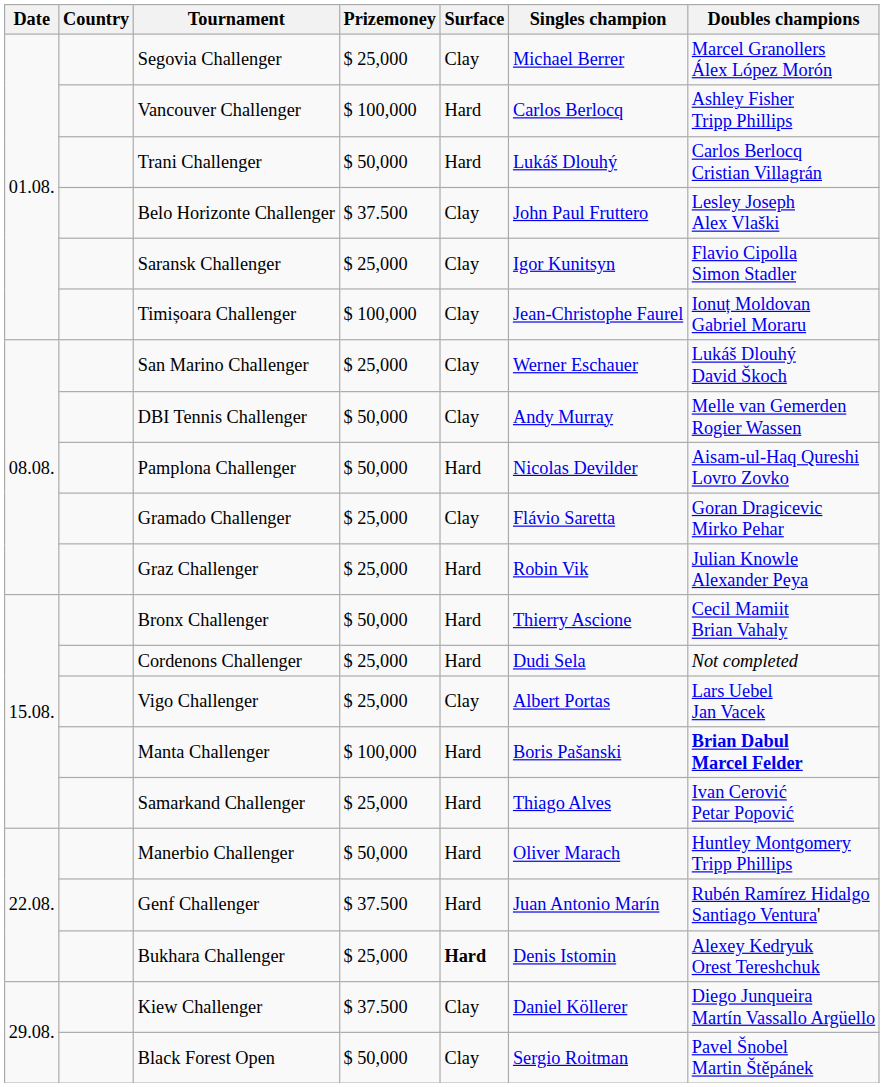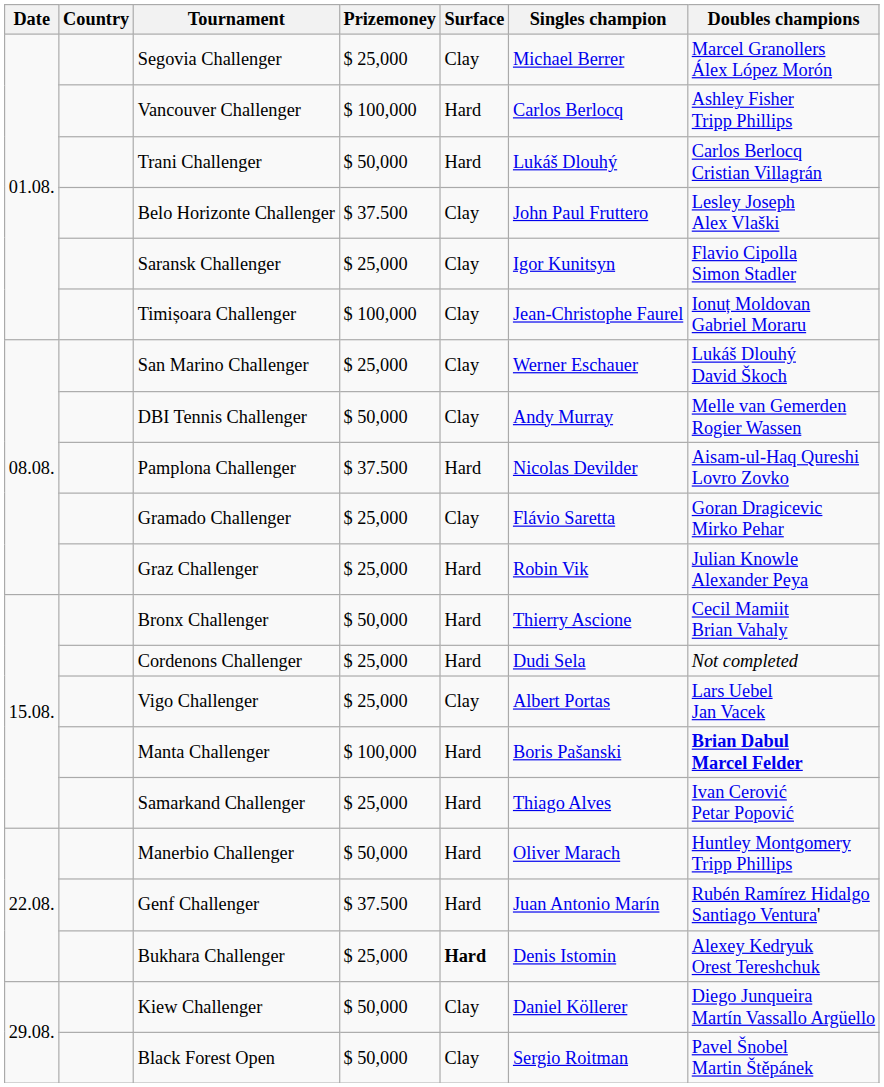(375, 466) $ 50,000 -> (375, 466) $ 37.500
(375, 1006) $ 37.500 -> (375, 1006) $ 50,000
